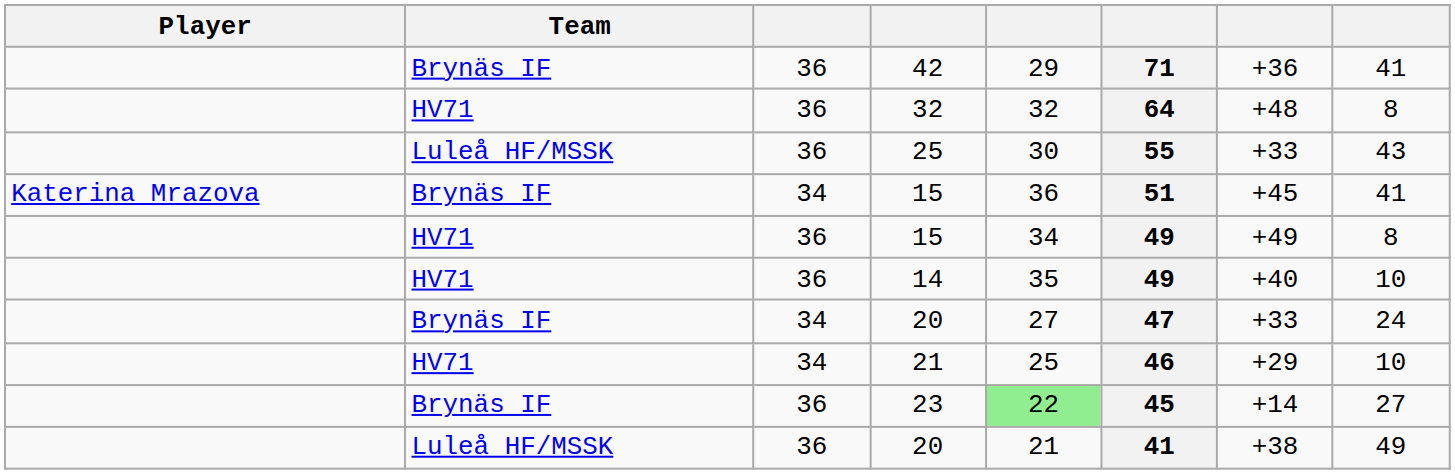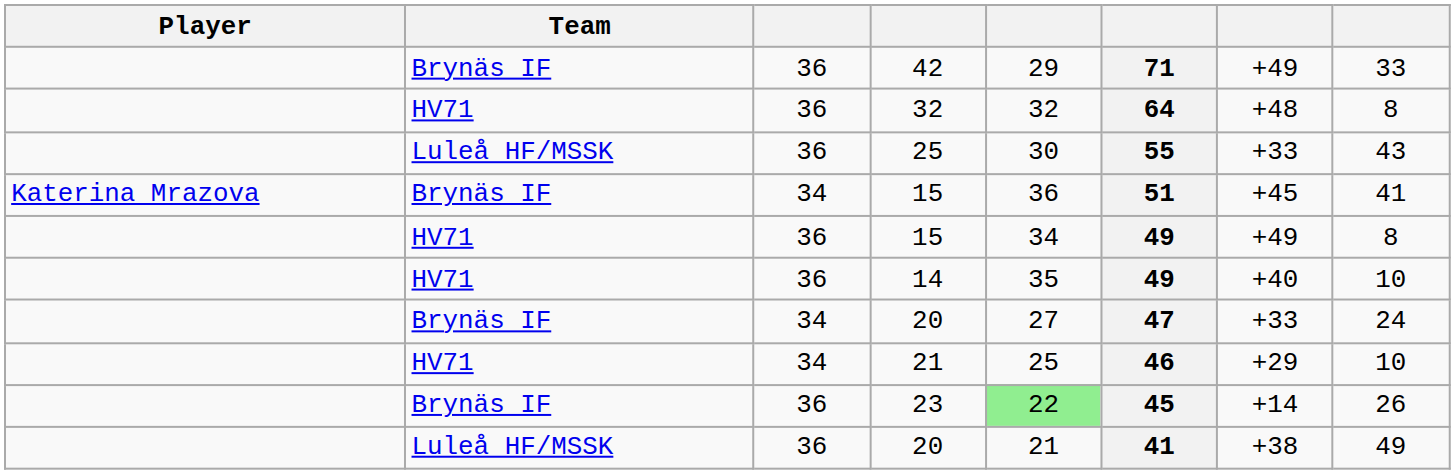(1275, 68) +36 -> (1275, 68) +49
(1391, 68) 41 -> (1391, 68) 33
(1391, 406) 27 -> (1391, 406) 26
